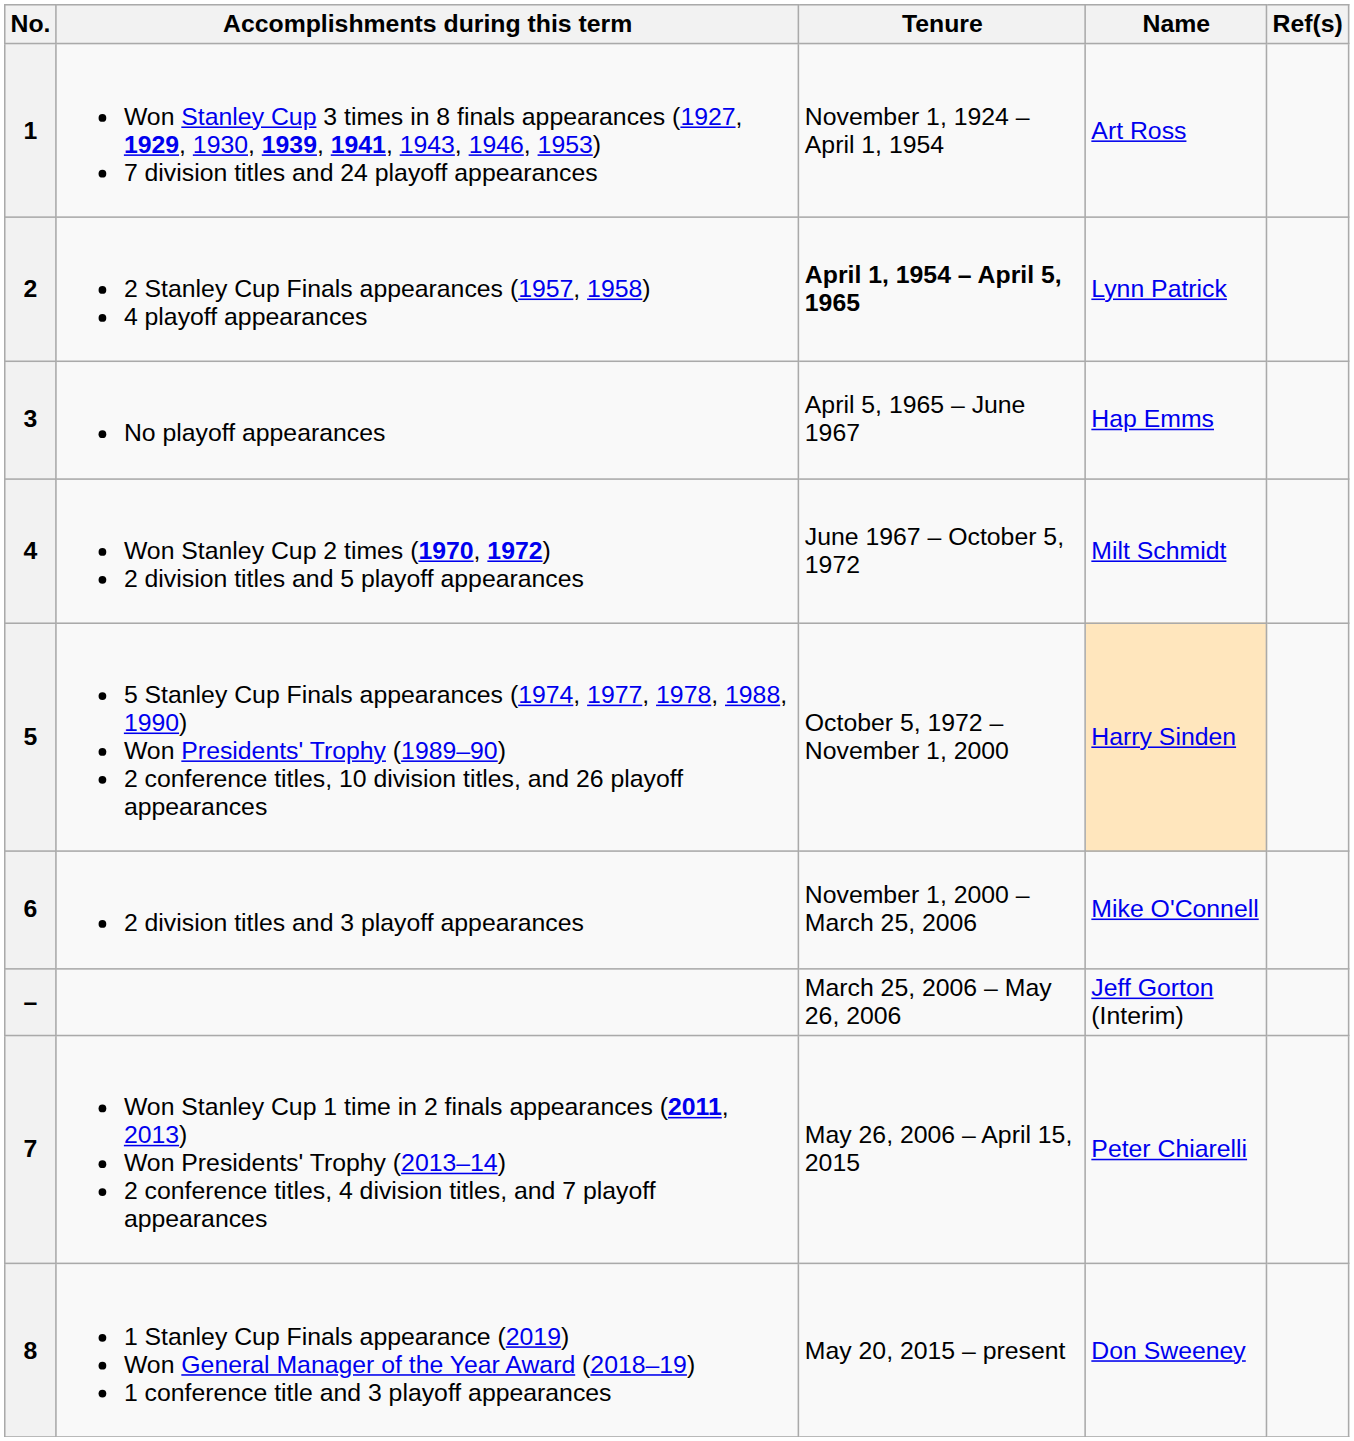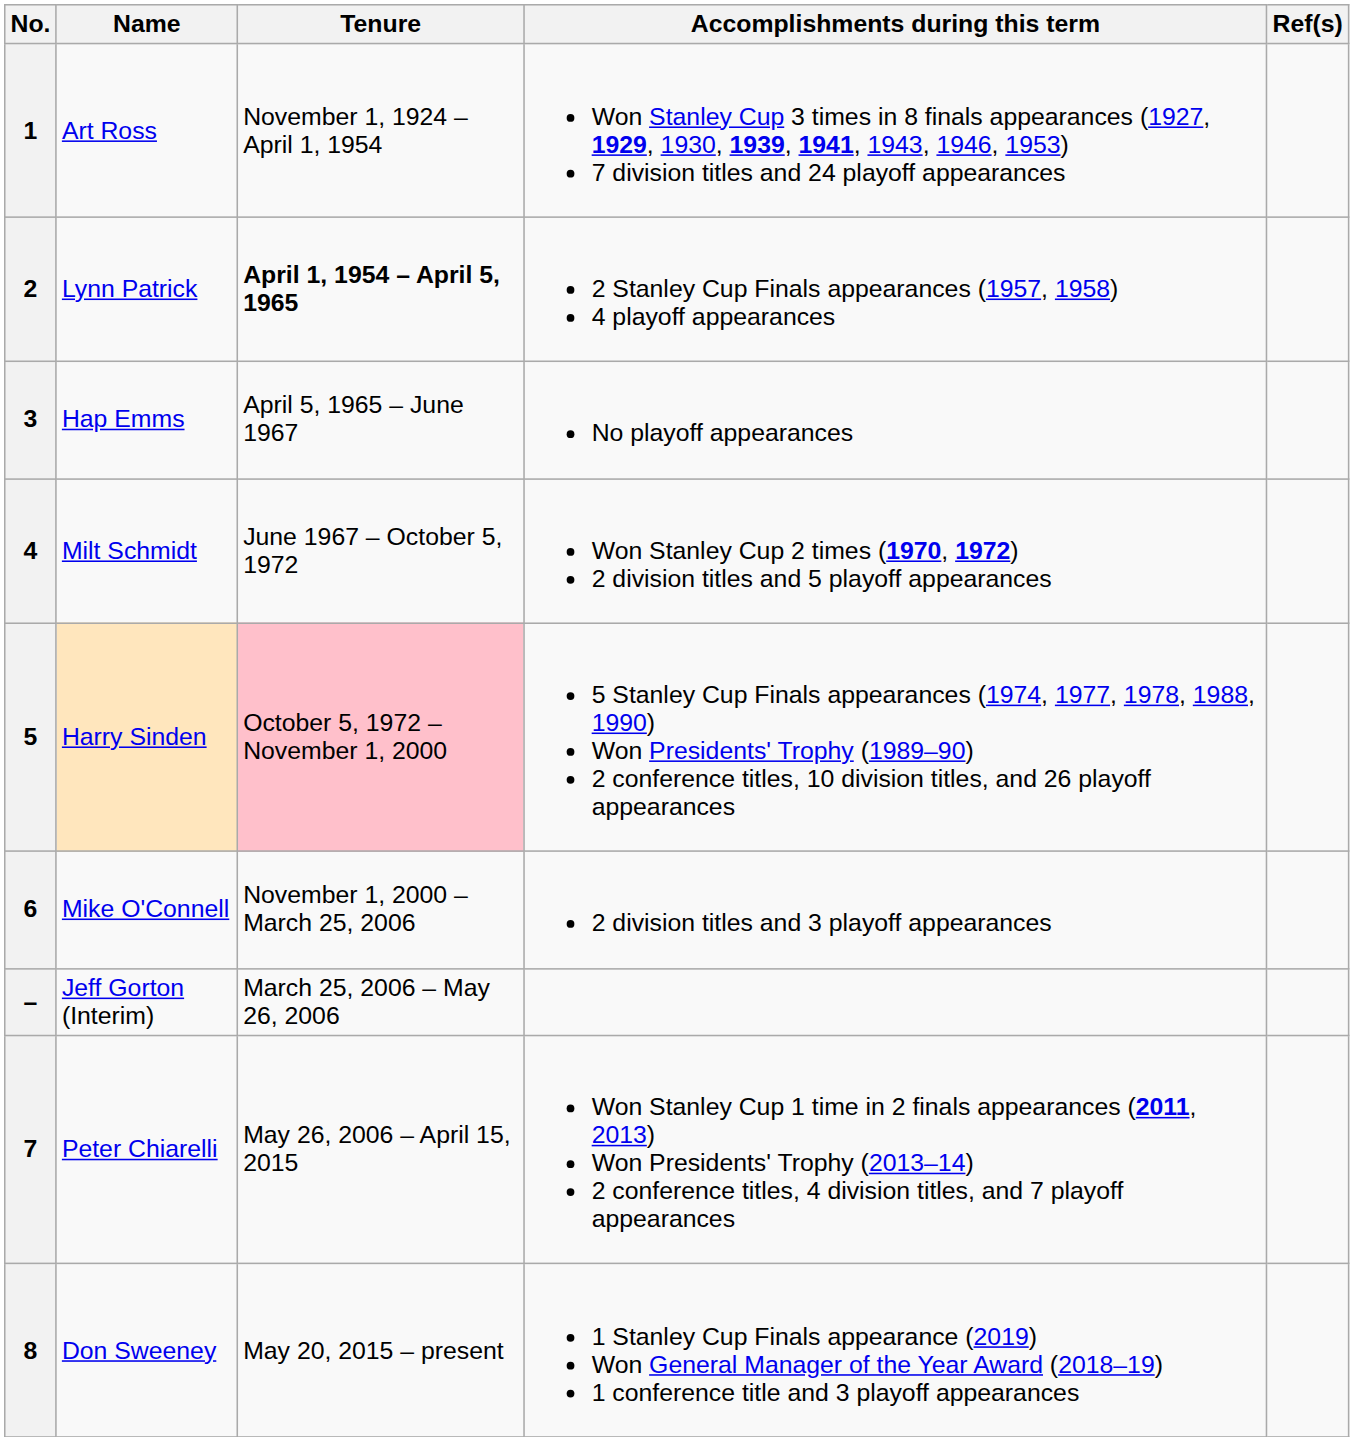columns swapped: (1176, 24) <-> (428, 24)
(907, 736) no background -> (345, 736) pink background
